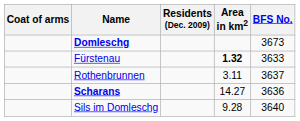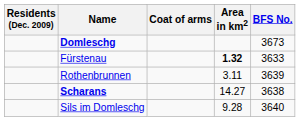columns swapped: (38, 19) <-> (187, 19)
(273, 75) 3637 -> (273, 75) 3639
(273, 91) 3636 -> (273, 91) 3638
